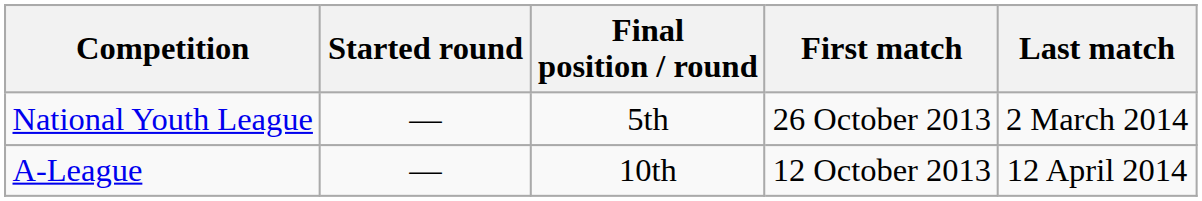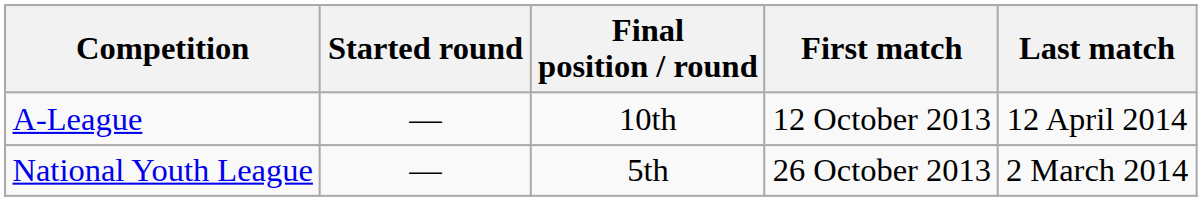rows swapped: (77, 169) <-> (163, 118)
